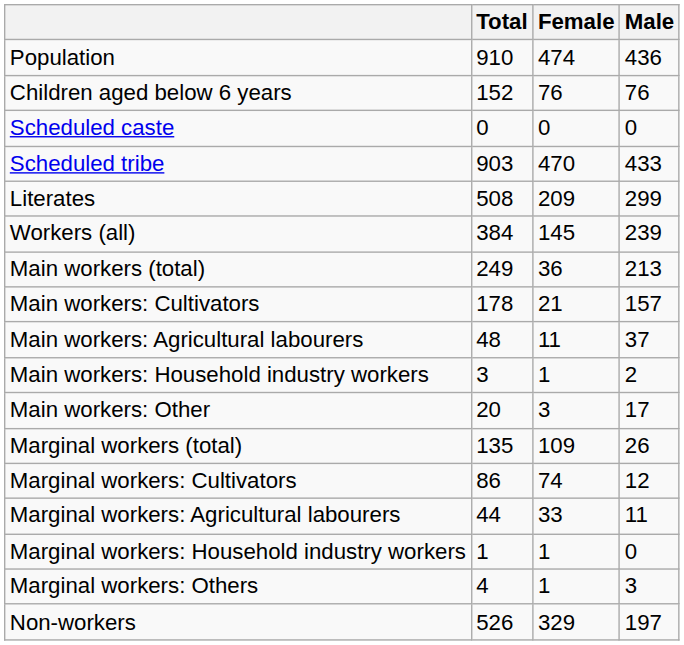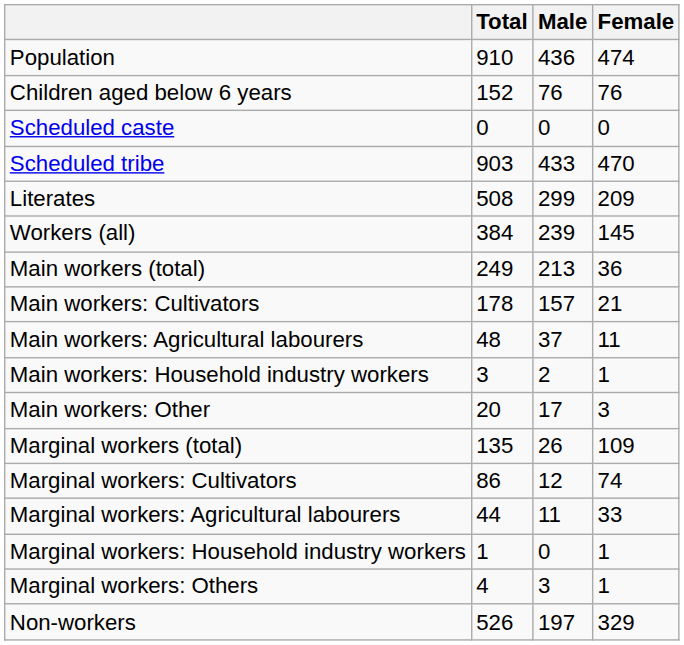columns swapped: (650, 22) <-> (576, 22)
